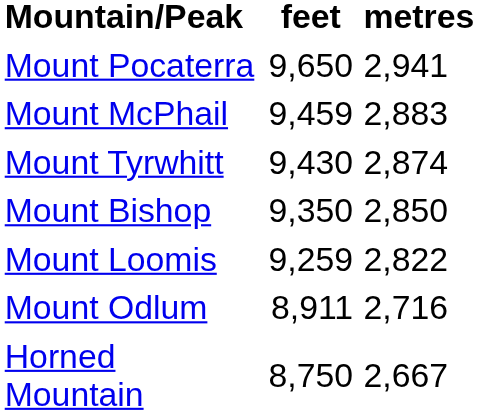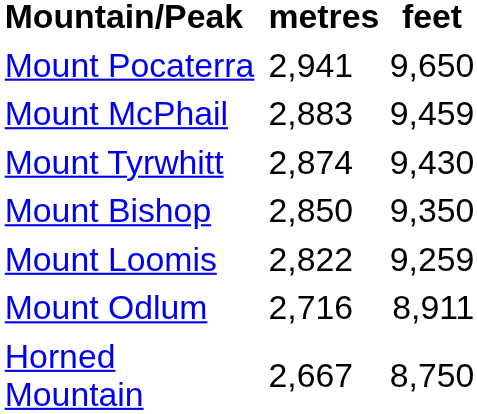columns swapped: (419, 16) <-> (311, 16)
